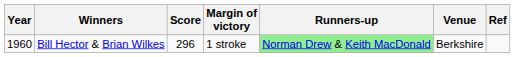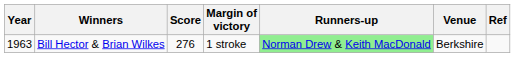(19, 44) 1960 -> (19, 44) 1963
(185, 44) 296 -> (185, 44) 276
